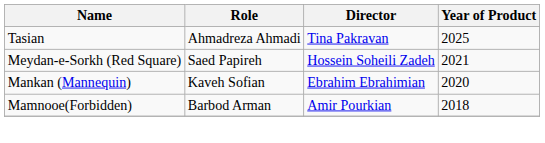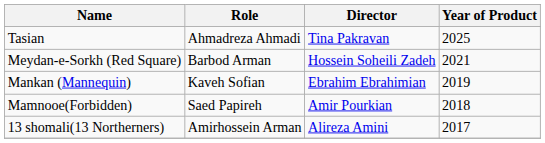(225, 60) Saed Papireh -> (229, 60) Barbod Arman
(455, 82) 2020 -> (456, 82) 2019
(229, 104) Barbod Arman -> (225, 104) Saed Papireh
+ row: (86, 127)
